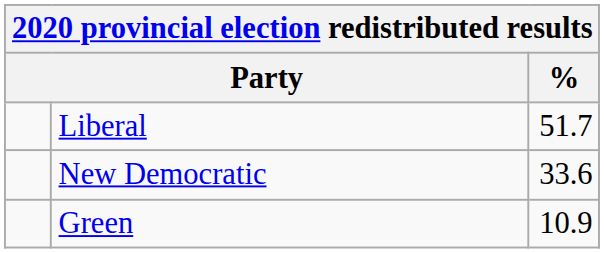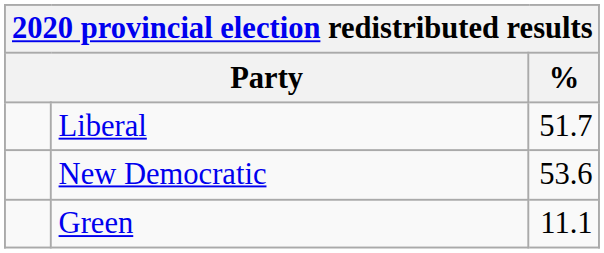(566, 174) 33.6 -> (566, 174) 53.6
(566, 222) 10.9 -> (566, 222) 11.1
